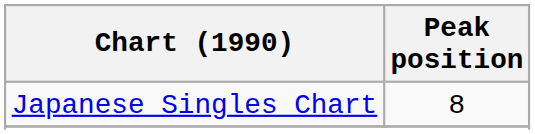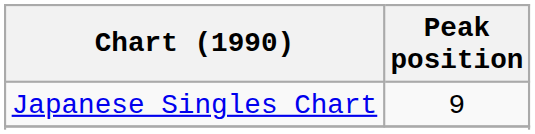(457, 105) 8 -> (457, 105) 9
